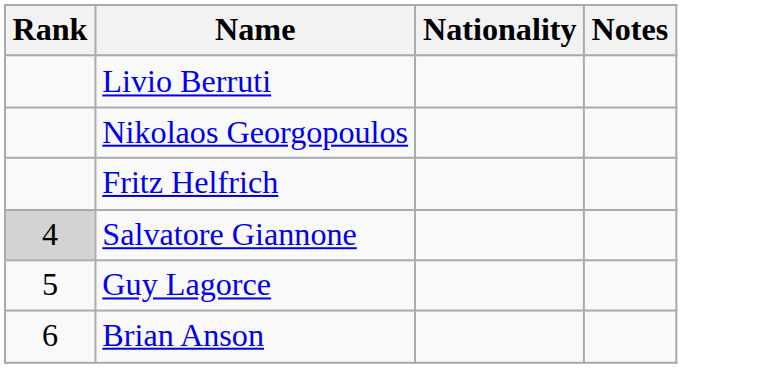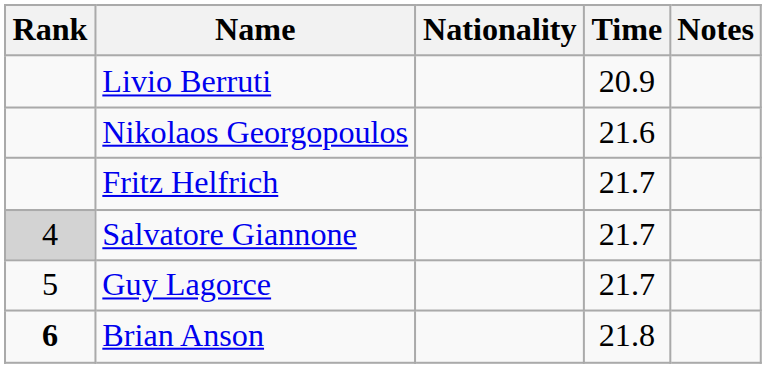+ column: (627, 30)
(50, 336) normal -> (50, 336) bold
